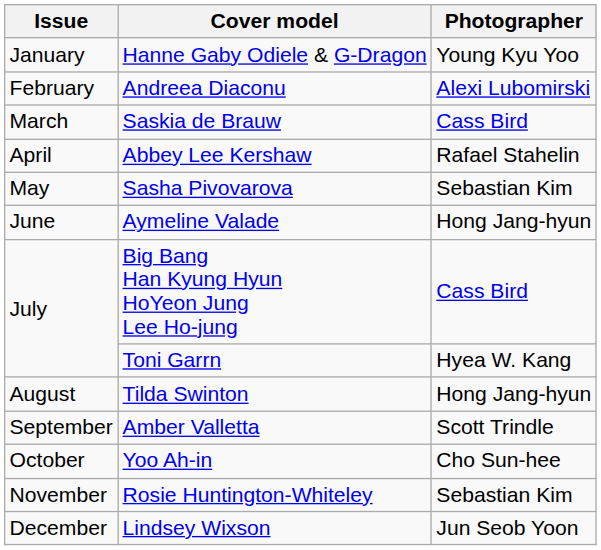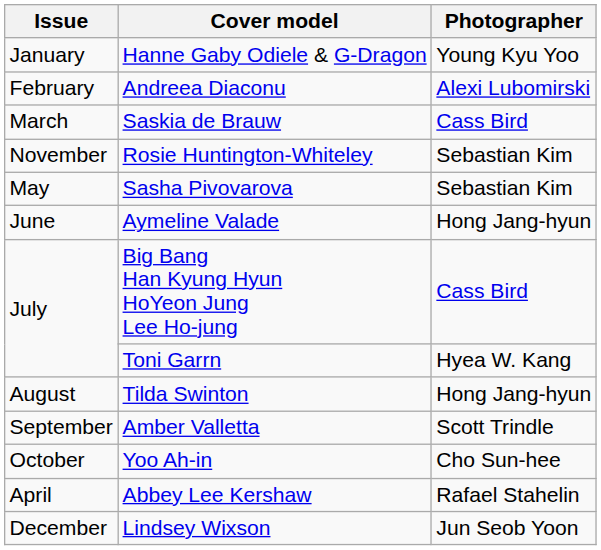rows swapped: (217, 155) <-> (248, 494)
